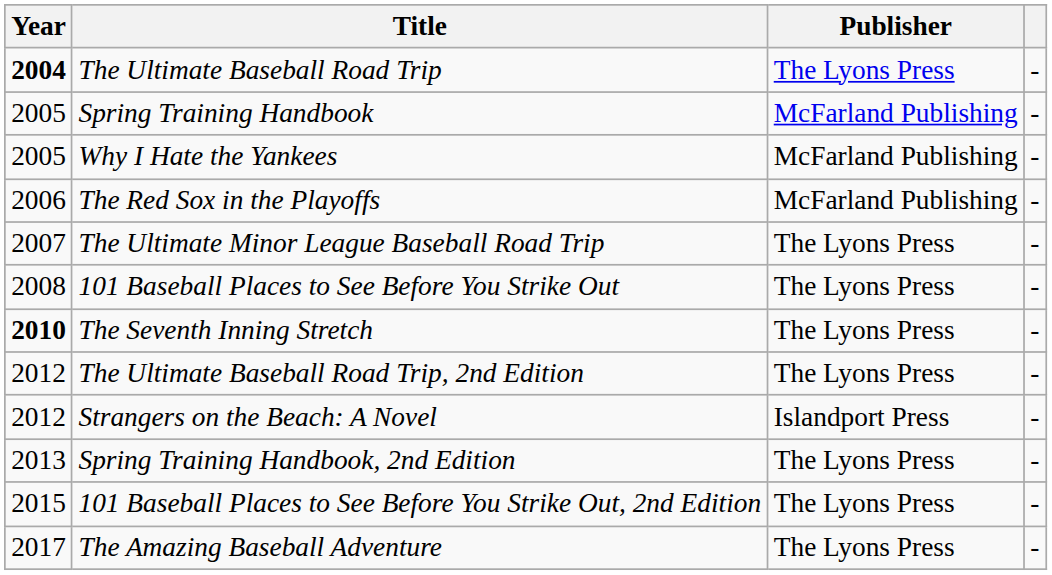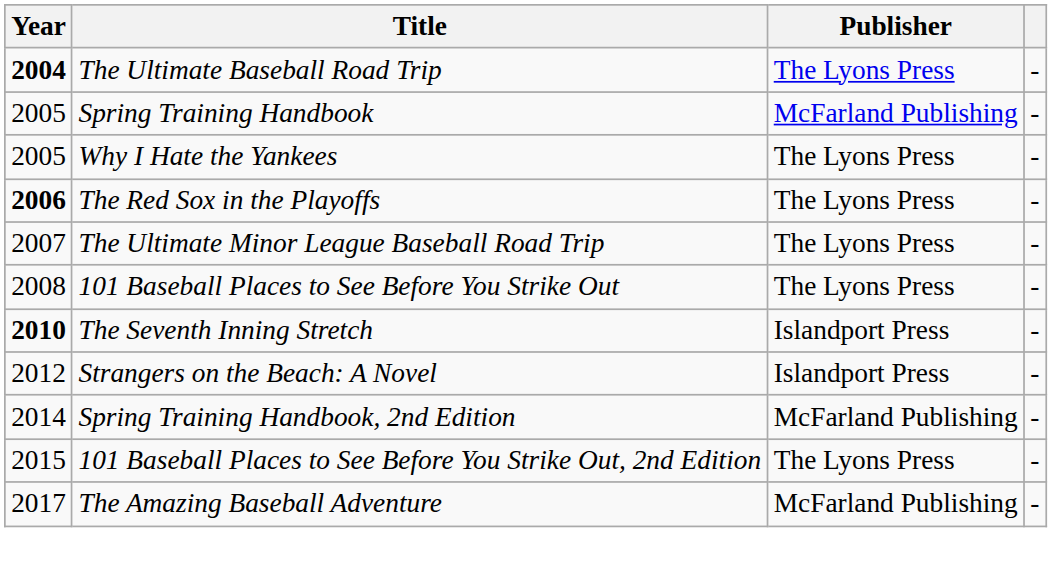(896, 156) McFarland Publishing -> (864, 156) The Lyons Press
(39, 199) normal -> (39, 199) bold
(896, 199) McFarland Publishing -> (864, 199) The Lyons Press
(864, 329) The Lyons Press -> (862, 329) Islandport Press
- row: (331, 373)
(39, 460) 2013 -> (39, 416) 2014
(864, 460) The Lyons Press -> (896, 416) McFarland Publishing
(864, 546) The Lyons Press -> (896, 503) McFarland Publishing
